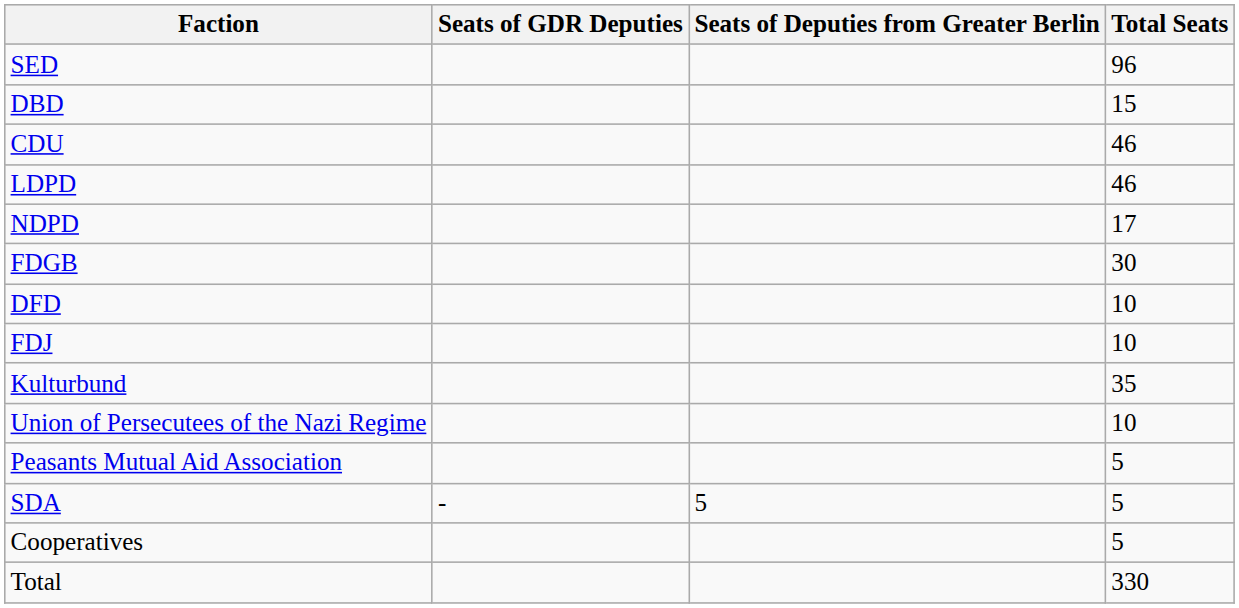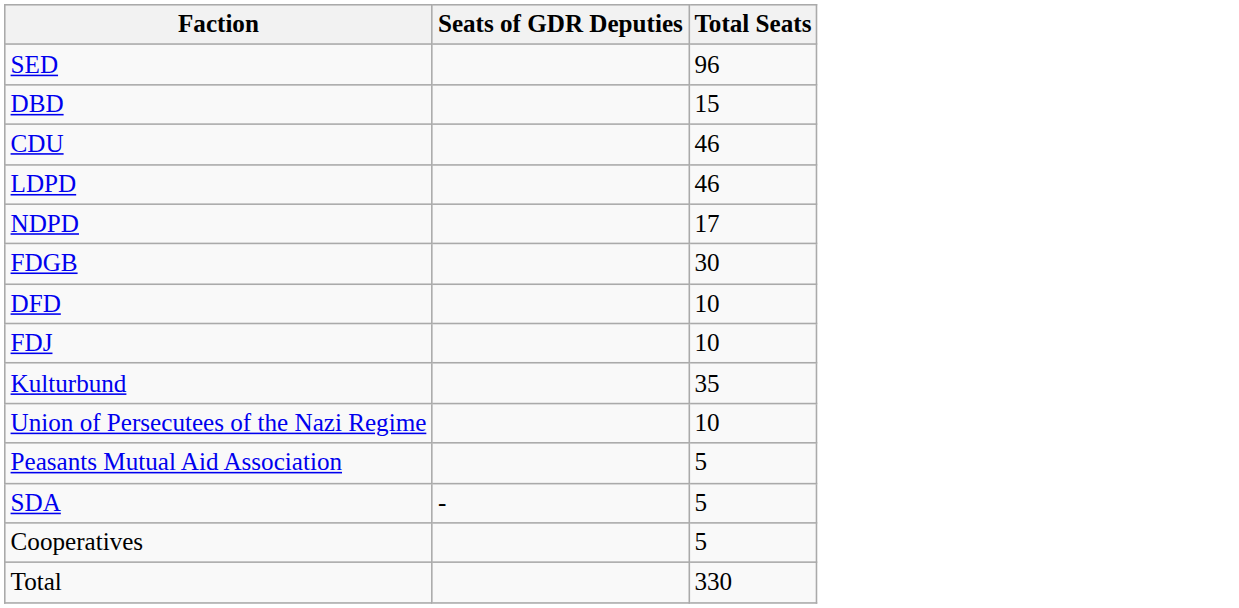- column: (897, 24)
